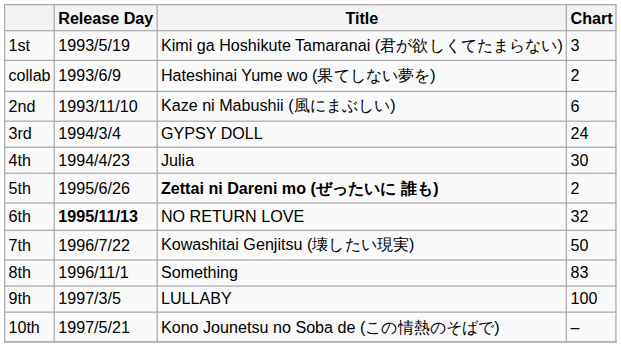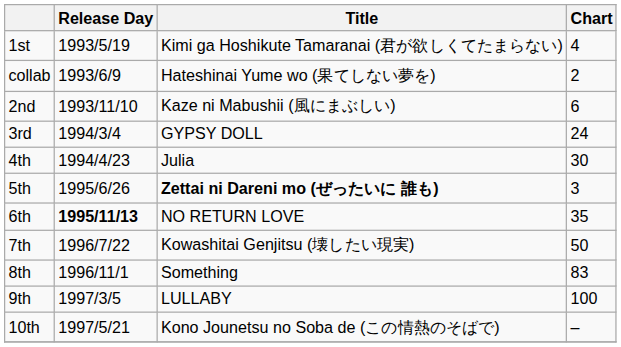(575, 46) 3 -> (575, 46) 4
(575, 188) 2 -> (575, 188) 3
(579, 217) 32 -> (579, 217) 35
